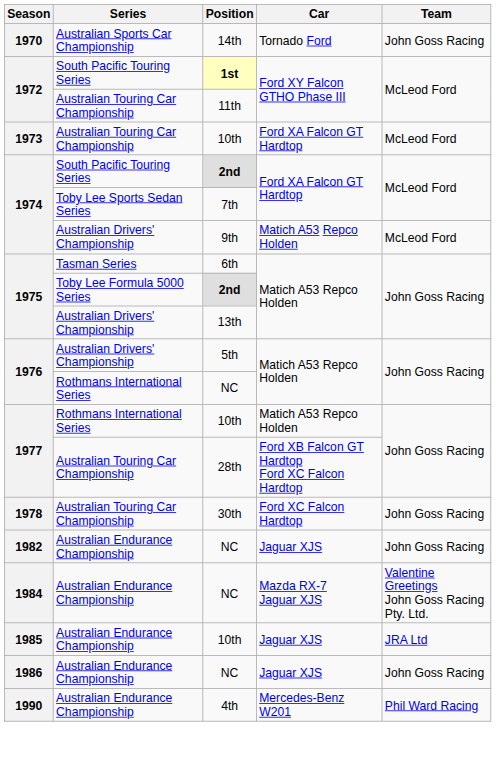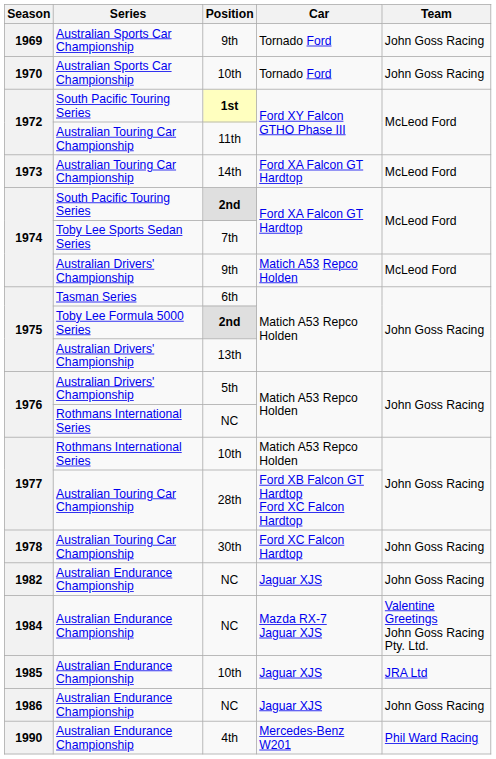+ row: (29, 40)
(230, 40) 14th -> (230, 73) 10th
(230, 139) 10th -> (230, 172) 14th
